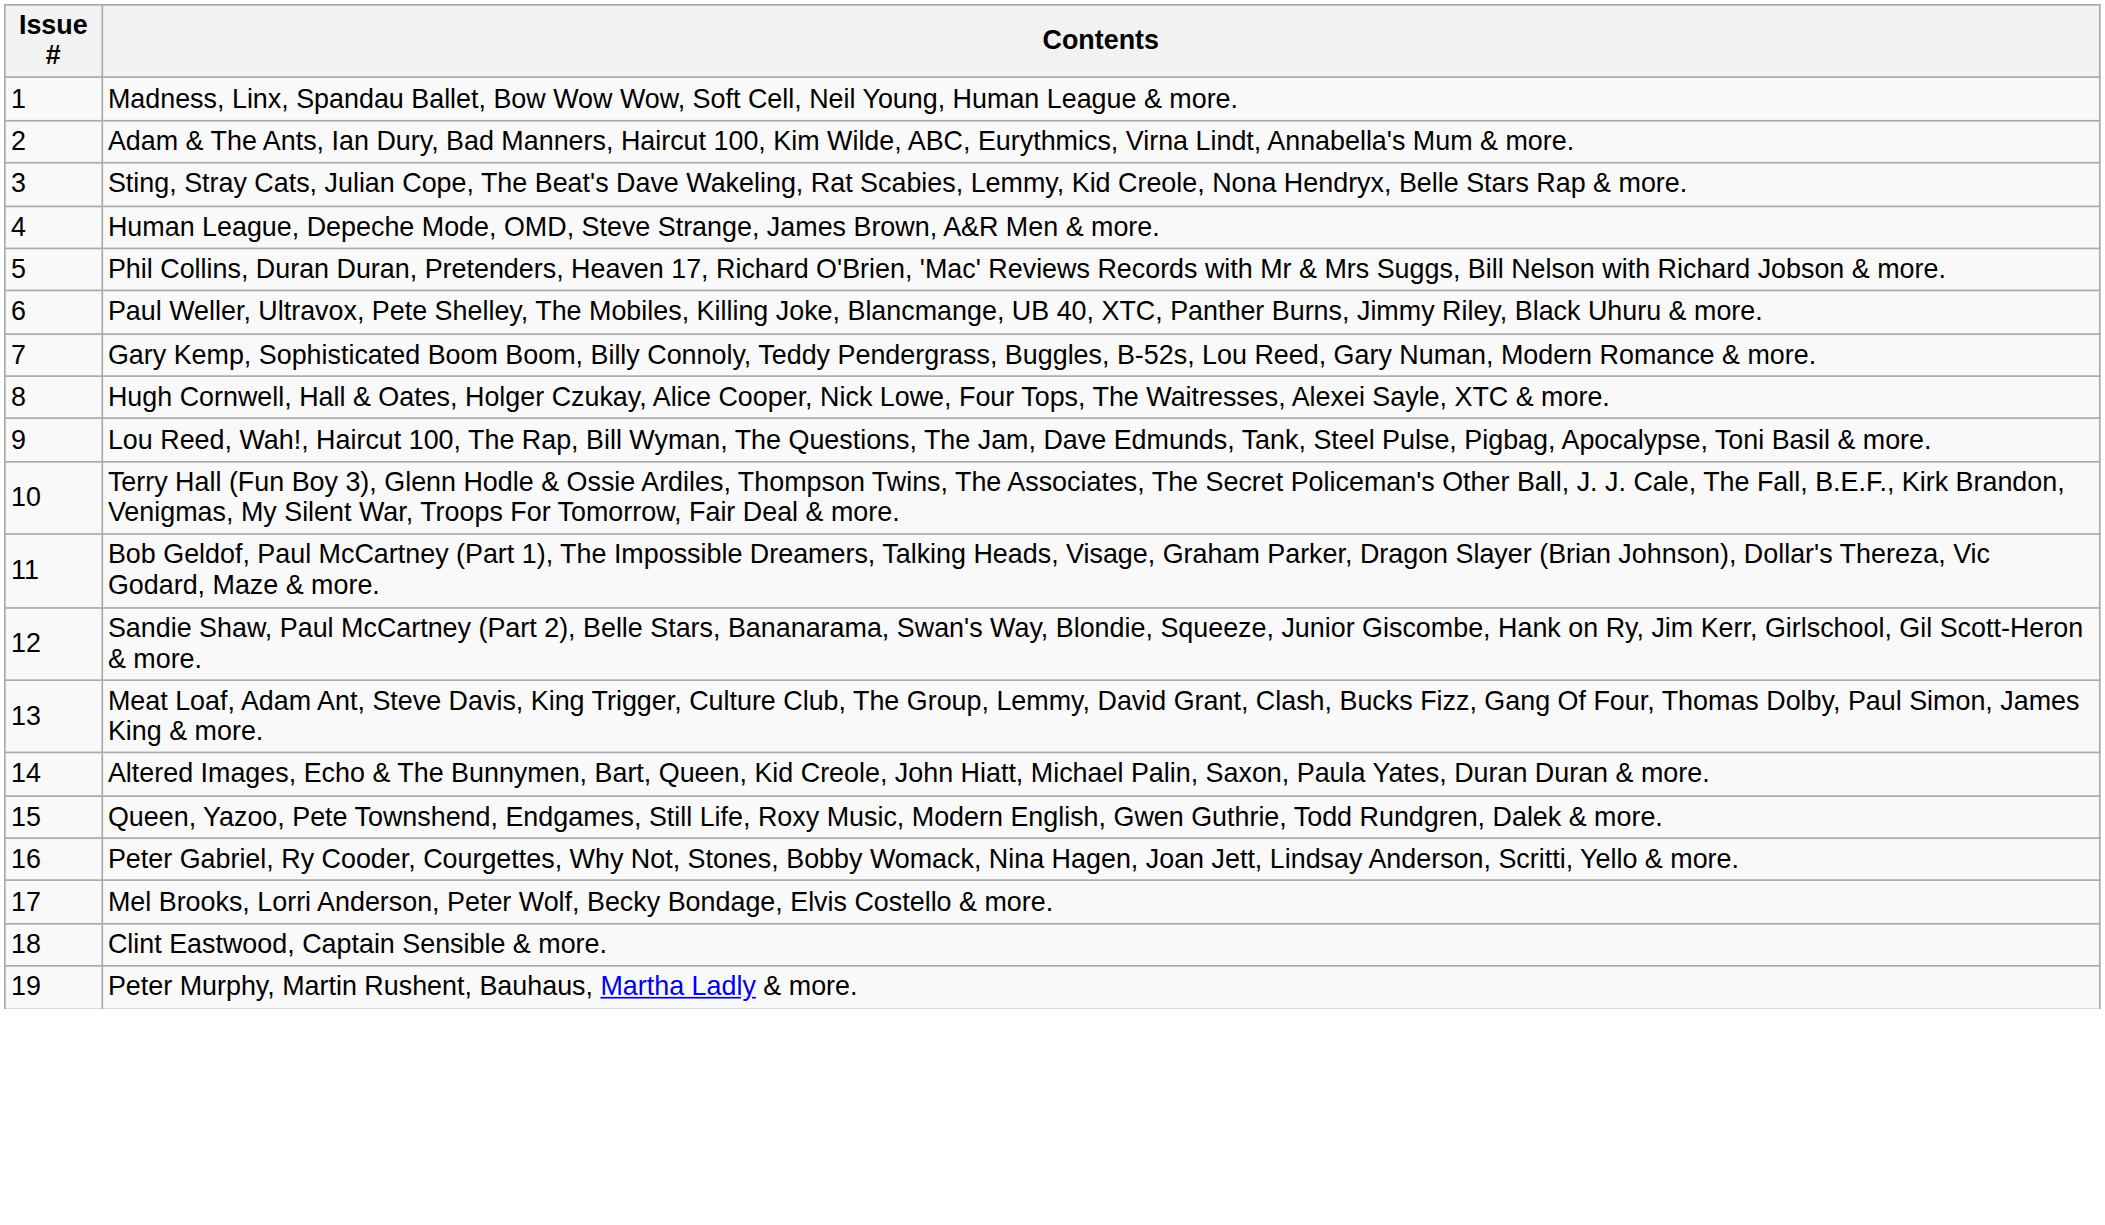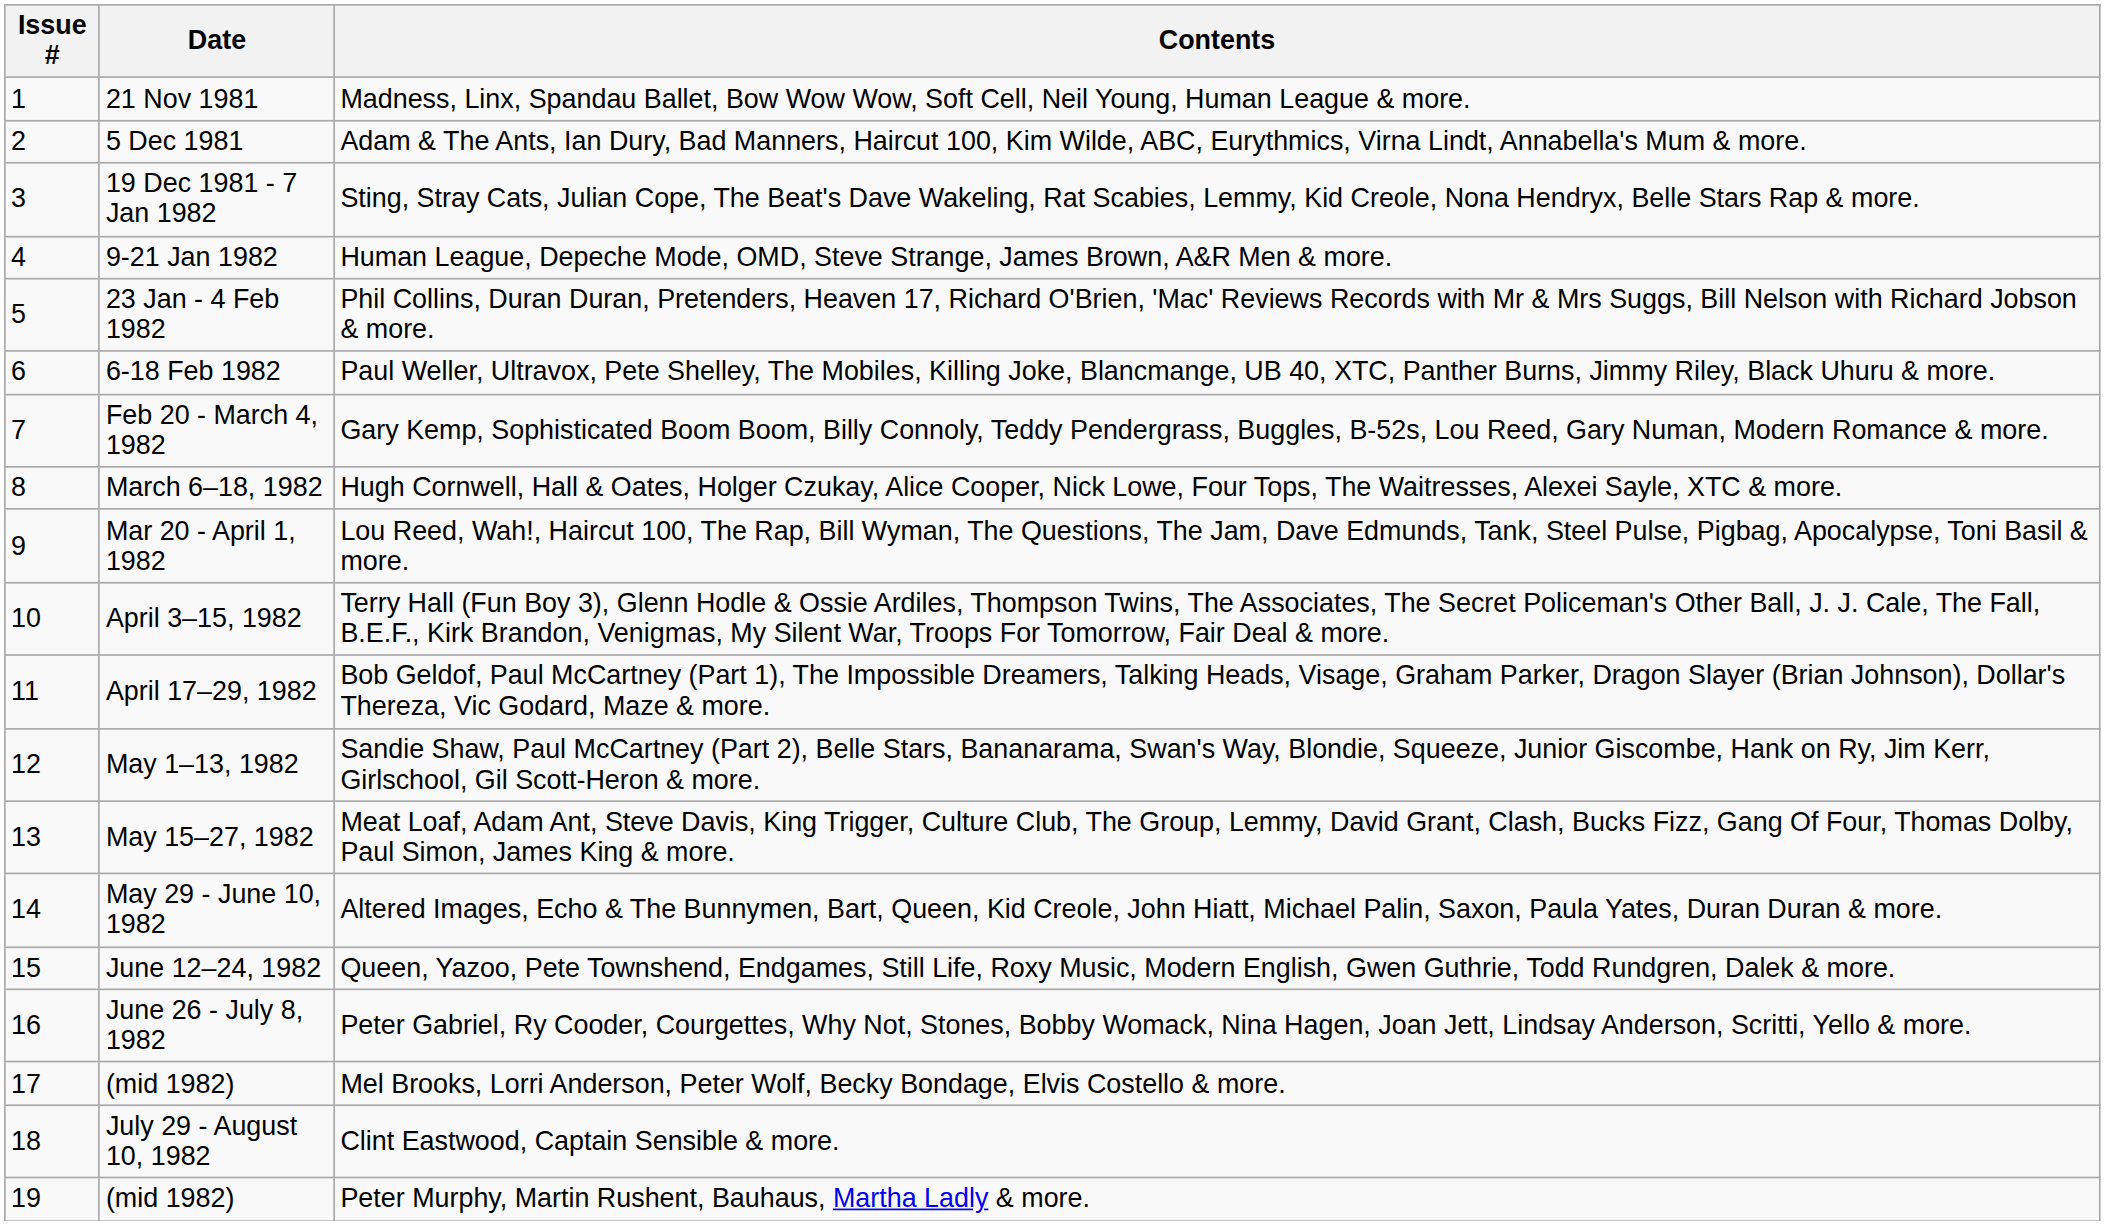+ column: (217, 40)
